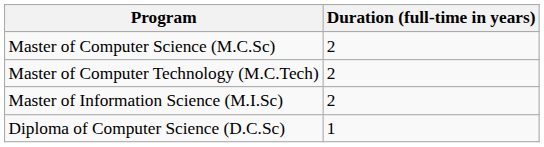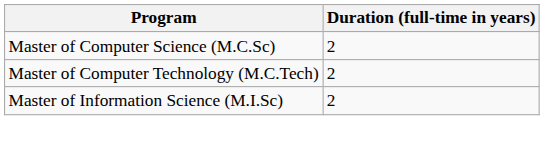- row: (147, 127)
